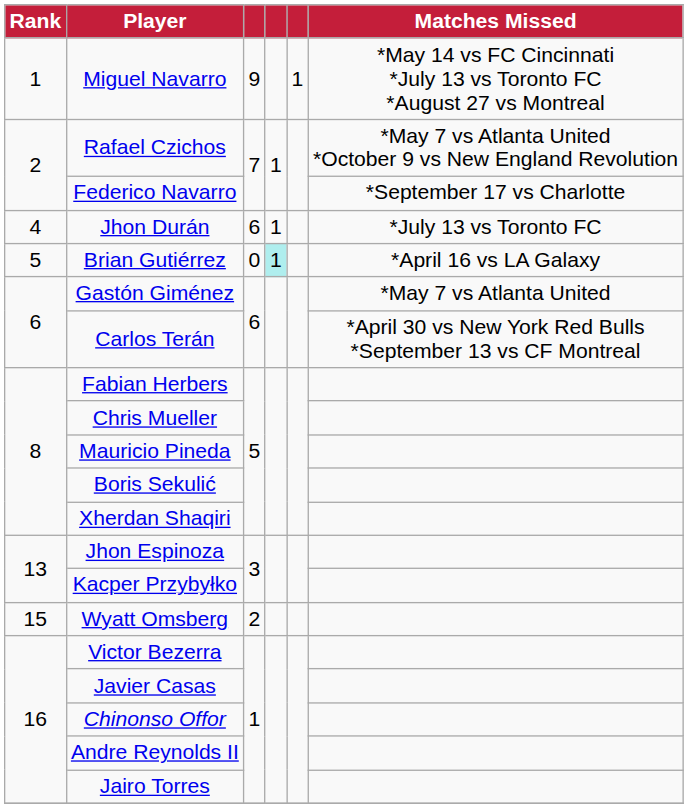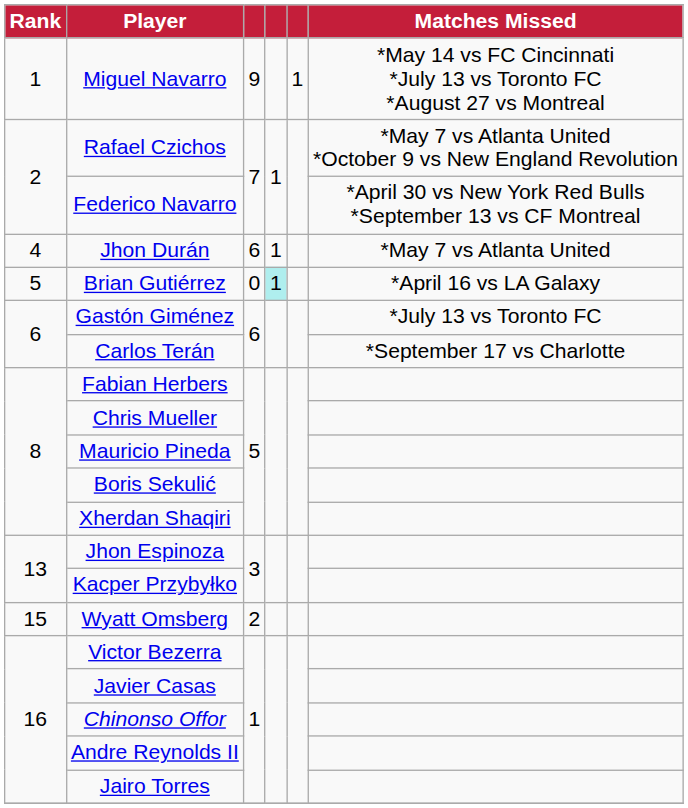(496, 193) *September 17 vs Charlotte -> (496, 204) *April 30 vs New York Red Bulls *September 13 vs CF Montreal
(496, 226) *July 13 vs Toronto FC -> (496, 250) *May 7 vs Atlanta United
(496, 293) *May 7 vs Atlanta United -> (496, 317) *July 13 vs Toronto FC
(496, 338) *April 30 vs New York Red Bulls *September 13 vs CF Montreal -> (496, 350) *September 17 vs Charlotte
